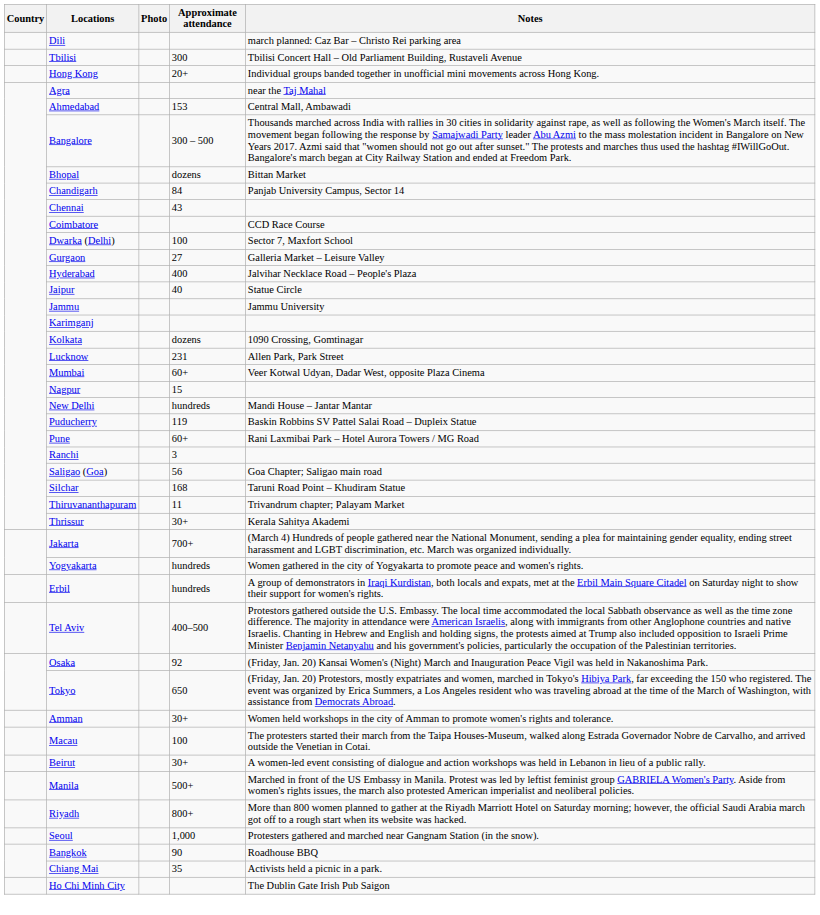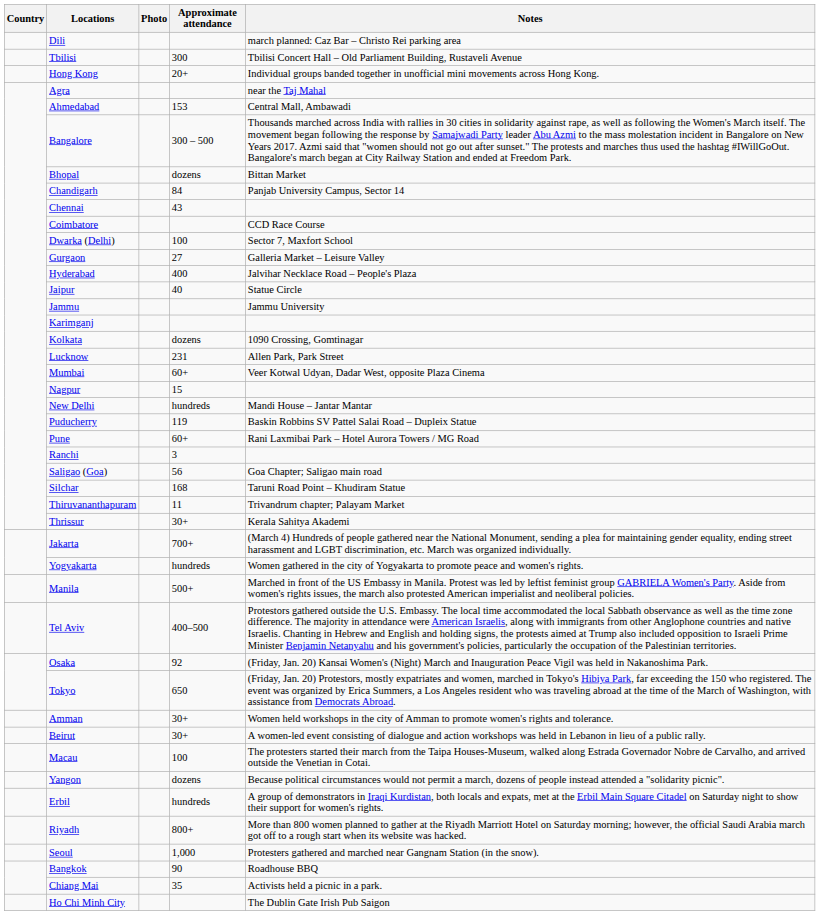rows swapped: (59, 588) <-> (64, 785)
rows swapped: (62, 763) <-> (63, 741)
+ row: (65, 779)
